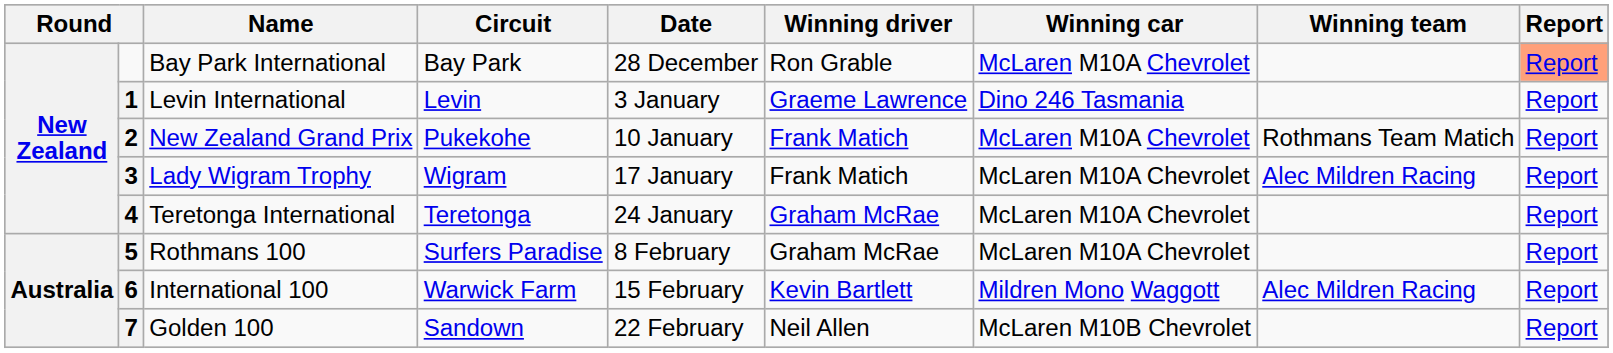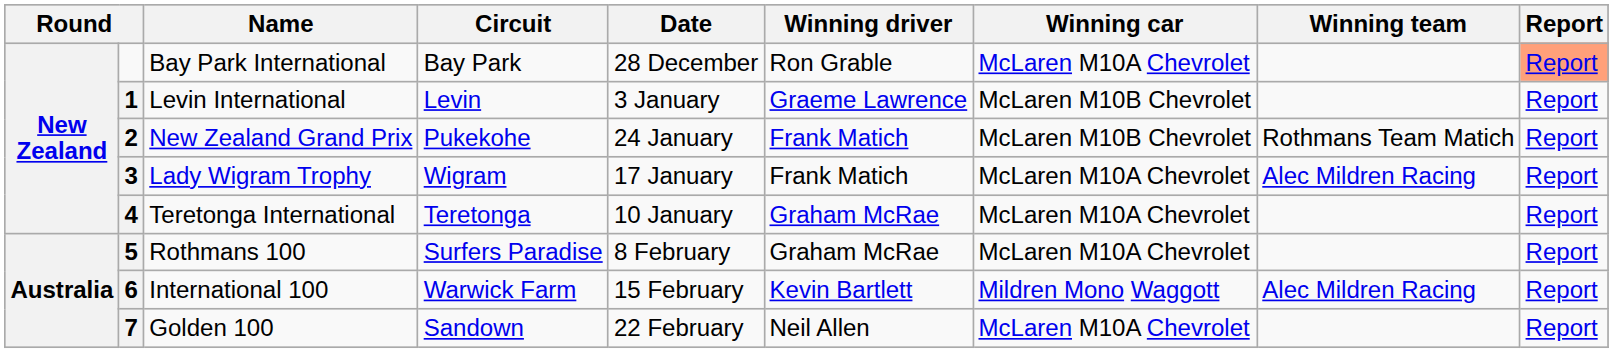(1081, 100) Dino 246 Tasmania -> (1115, 100) McLaren M10B Chevrolet
(673, 138) 10 January -> (673, 138) 24 January
(1114, 138) McLaren M10A Chevrolet -> (1115, 138) McLaren M10B Chevrolet
(673, 214) 24 January -> (673, 214) 10 January
(1115, 328) McLaren M10B Chevrolet -> (1114, 328) McLaren M10A Chevrolet
